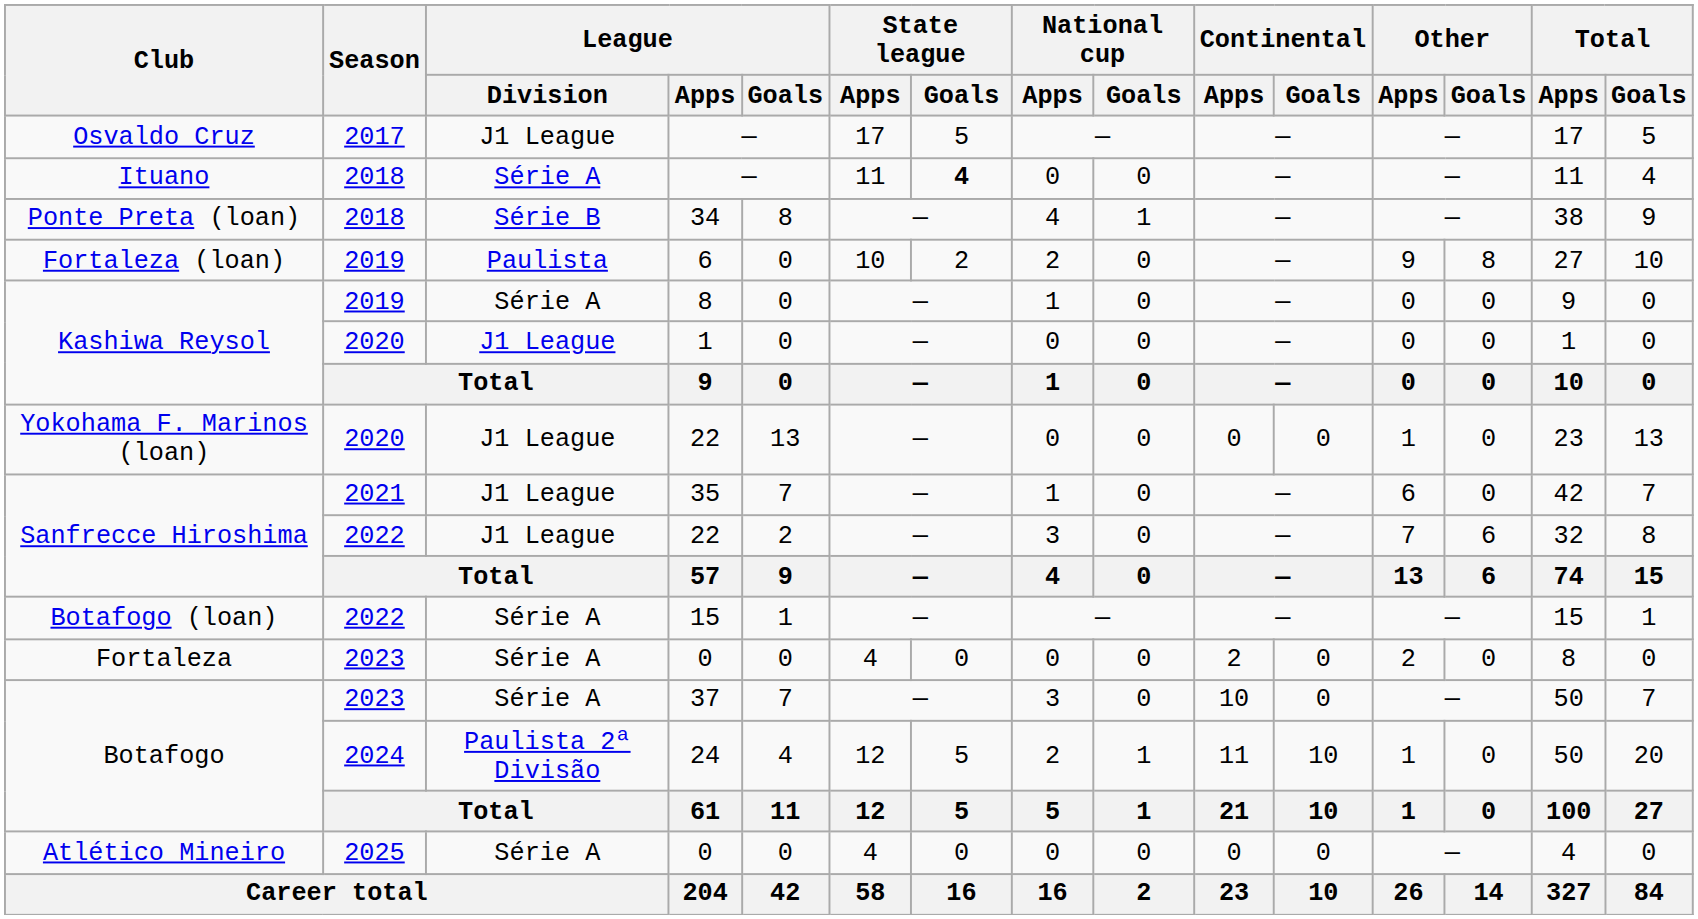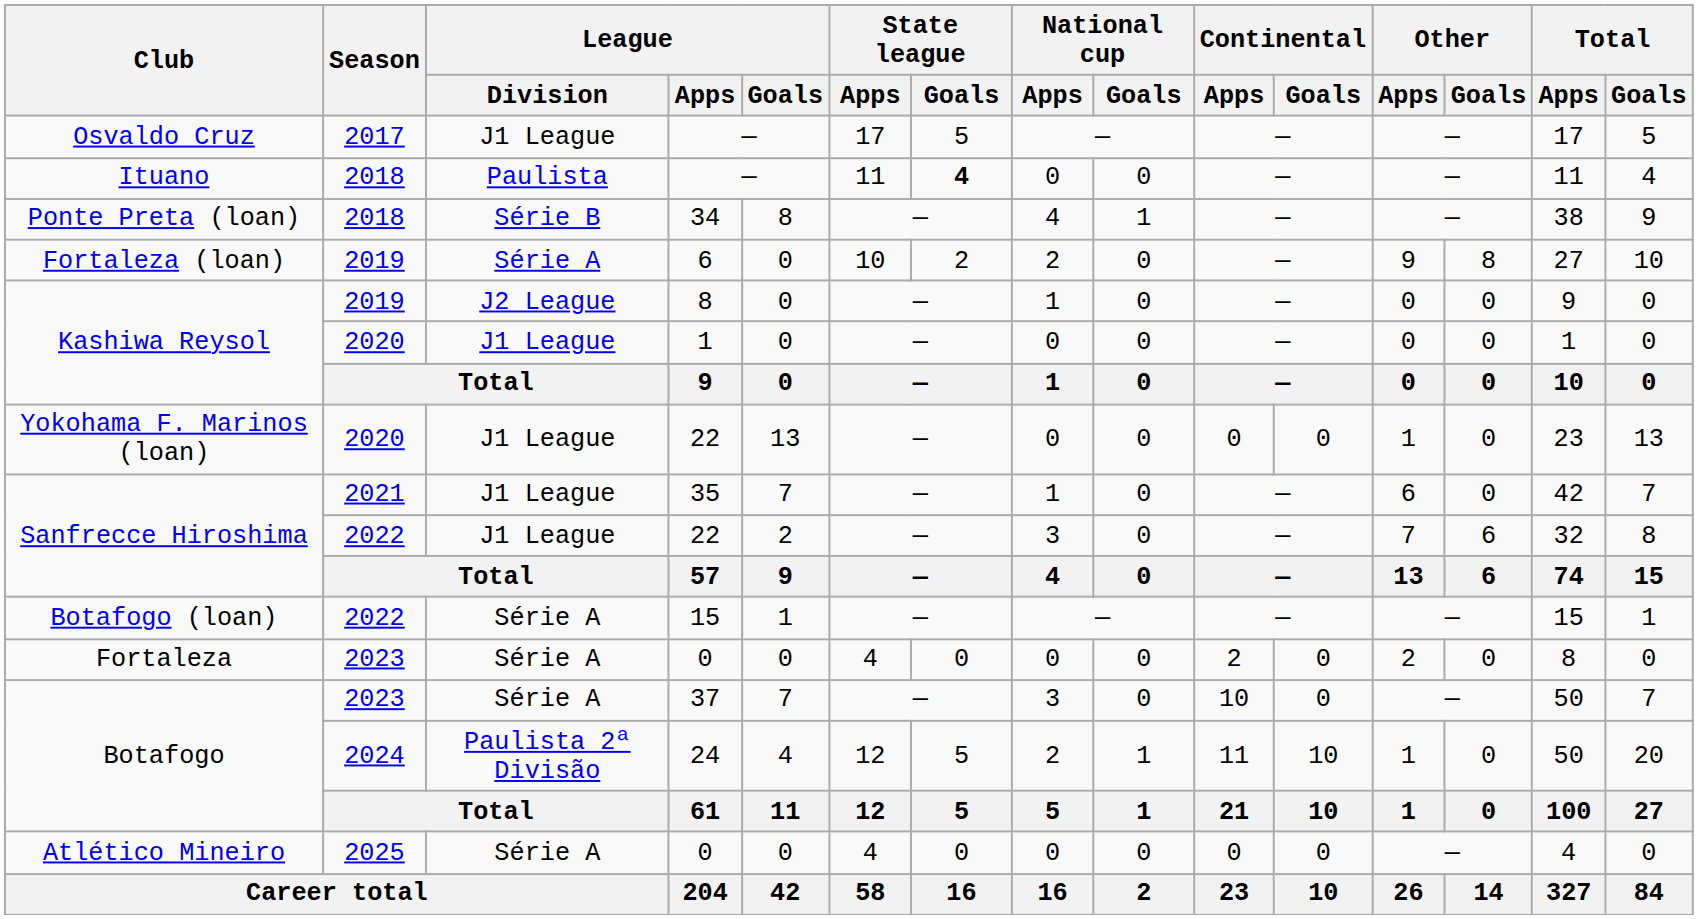(547, 178) Série A -> (547, 178) Paulista
(547, 260) Paulista -> (547, 260) Série A
(547, 301) Série A -> (547, 301) J2 League
